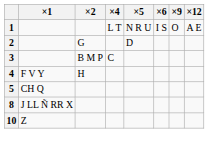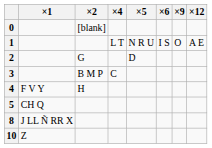+ row: (11, 27)
